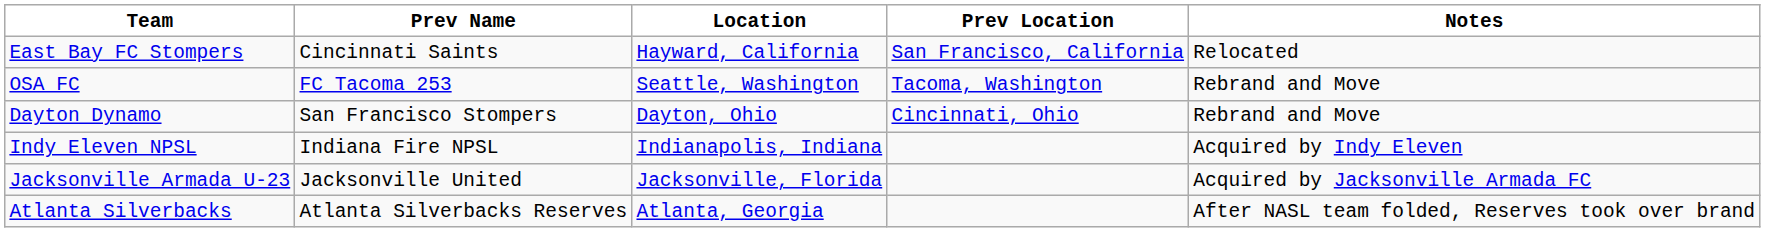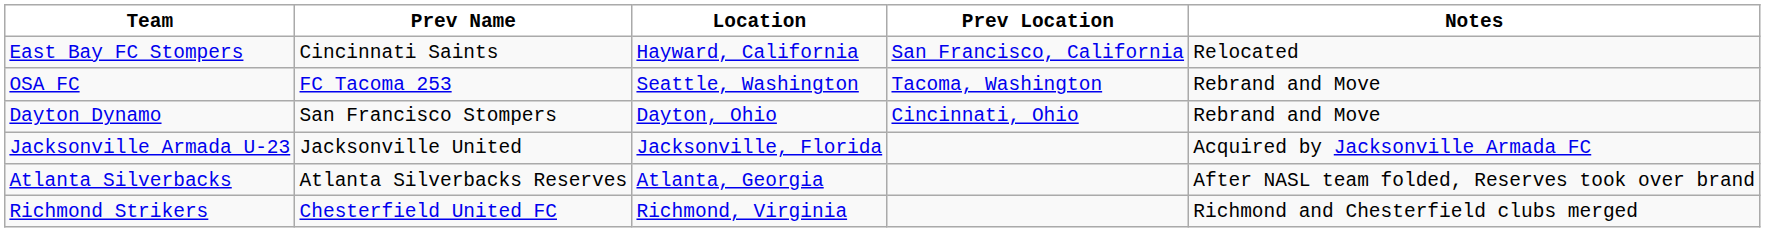- row: (103, 148)
+ row: (109, 211)
